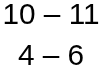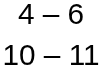rows swapped: (51, 14) <-> (51, 55)
